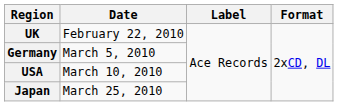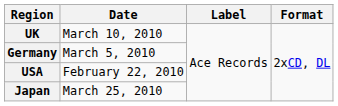(123, 33) February 22, 2010 -> (113, 33) March 10, 2010
(113, 72) March 10, 2010 -> (123, 72) February 22, 2010
